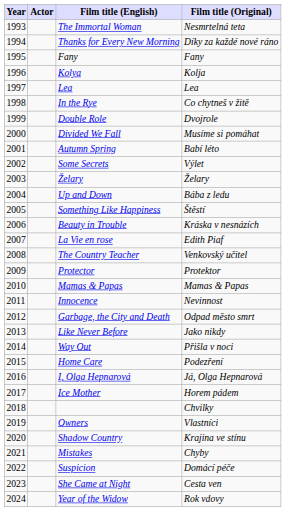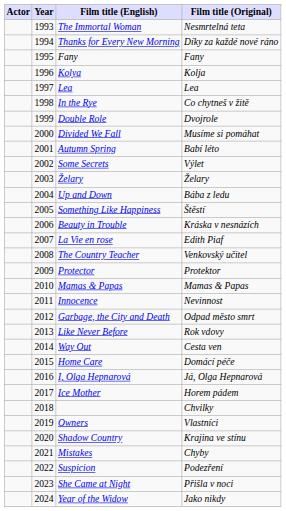columns swapped: (16, 12) <-> (42, 12)
(205, 331) Jako nikdy -> (204, 331) Rok vdovy
(209, 347) Přišla v noci -> (203, 347) Cesta ven
(204, 362) Podezření -> (209, 362) Domácí péče
(209, 468) Domácí péče -> (204, 468) Podezření
(203, 484) Cesta ven -> (209, 484) Přišla v noci
(204, 499) Rok vdovy -> (205, 499) Jako nikdy
